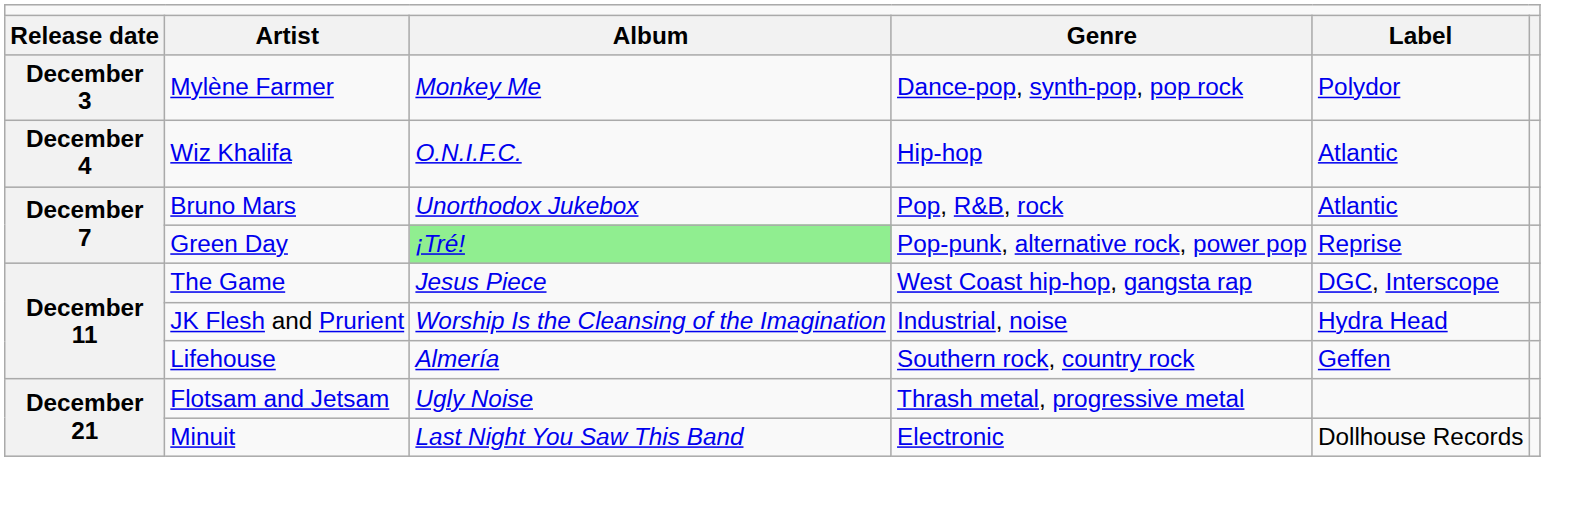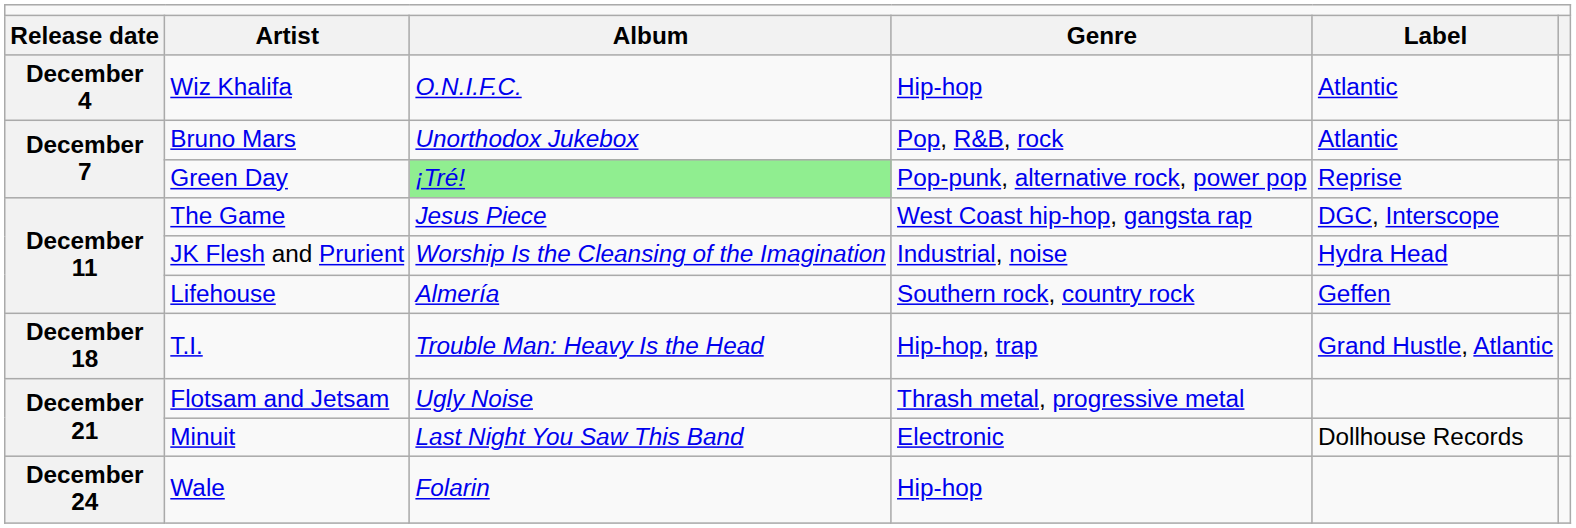- row: (252, 87)
+ row: (187, 346)
+ row: (198, 489)
